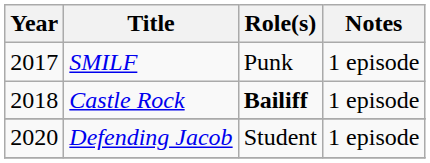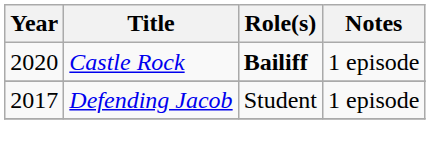- row: (103, 61)
(34, 99) 2018 -> (34, 61) 2020
(34, 137) 2020 -> (34, 99) 2017
